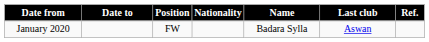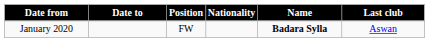- column: (410, 13)
(282, 29) normal -> (300, 29) bold
